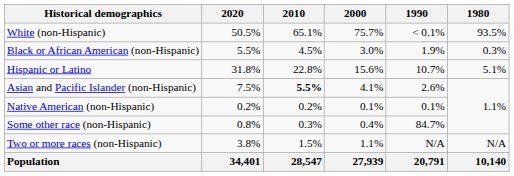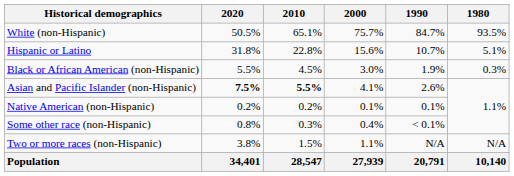(428, 32) < 0.1% -> (430, 32) 84.7%
rows swapped: (49, 69) <-> (103, 51)
(249, 88) normal -> (248, 88) bold
(430, 125) 84.7% -> (428, 125) < 0.1%
